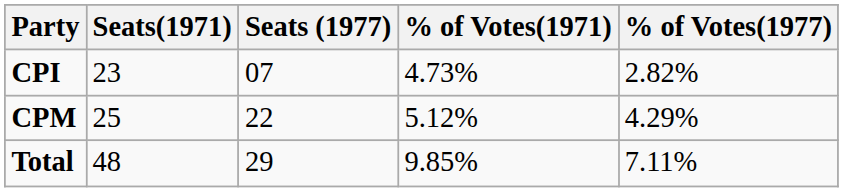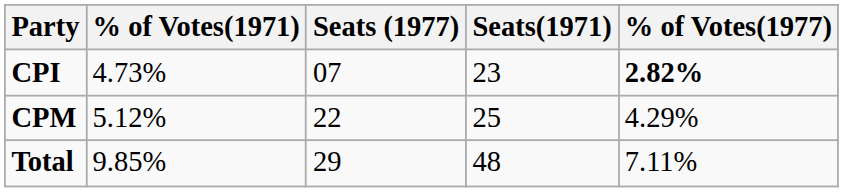columns swapped: (162, 27) <-> (508, 27)
(662, 72) normal -> (664, 72) bold
